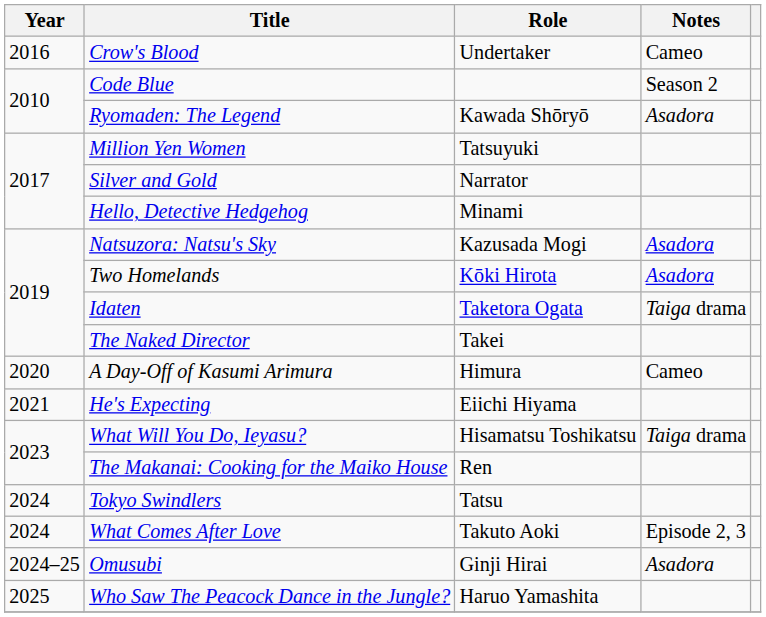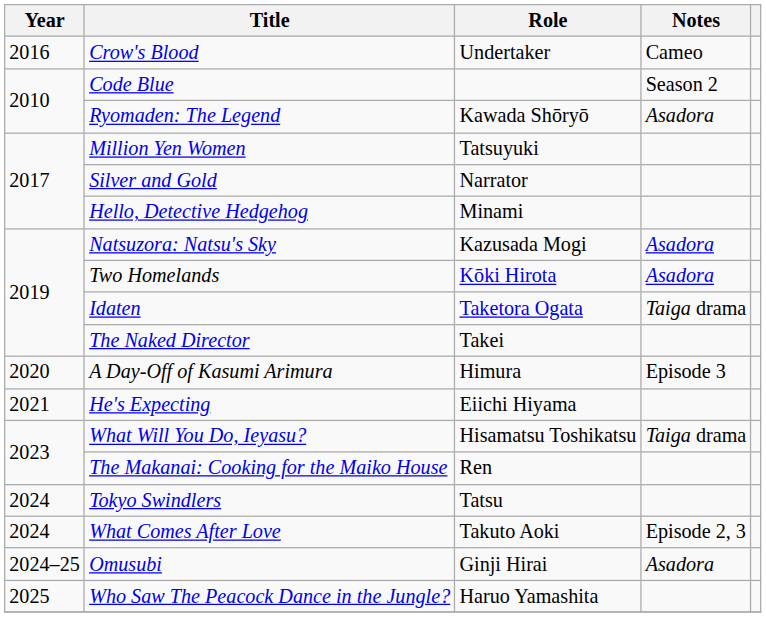(674, 372) Cameo -> (686, 372) Episode 3
